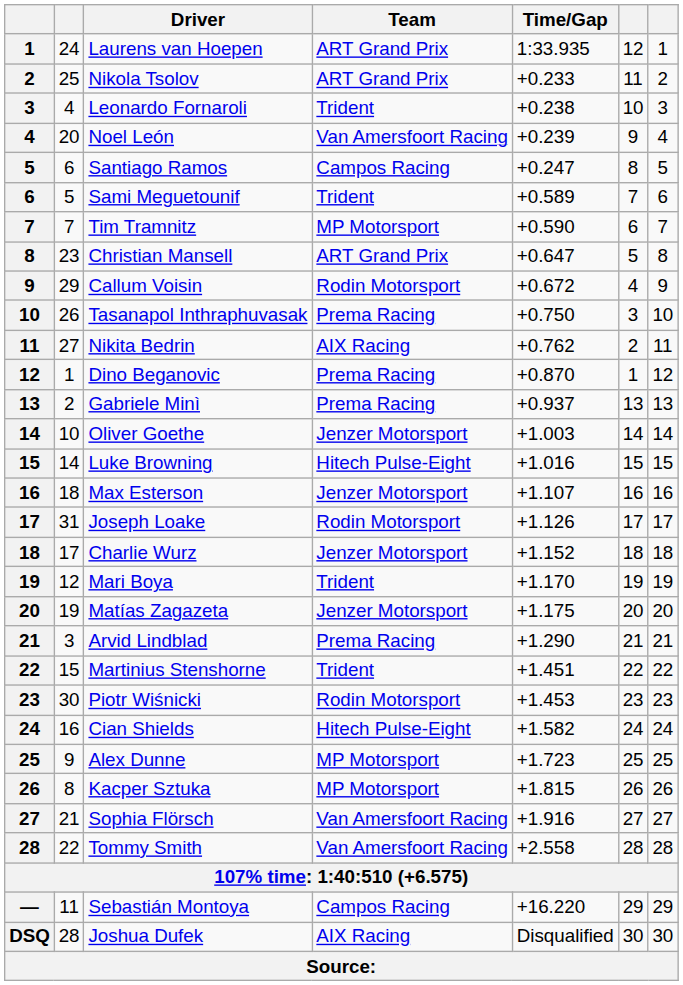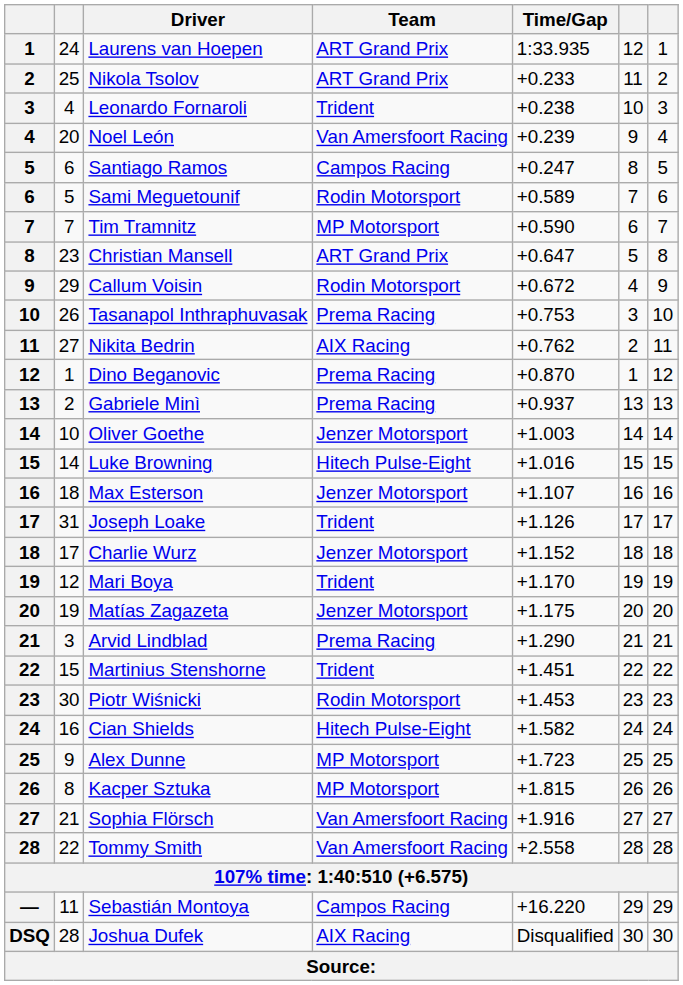(345, 197) Trident -> (388, 197) Rodin Motorsport
(546, 315) +0.750 -> (546, 315) +0.753
(388, 522) Rodin Motorsport -> (345, 522) Trident
